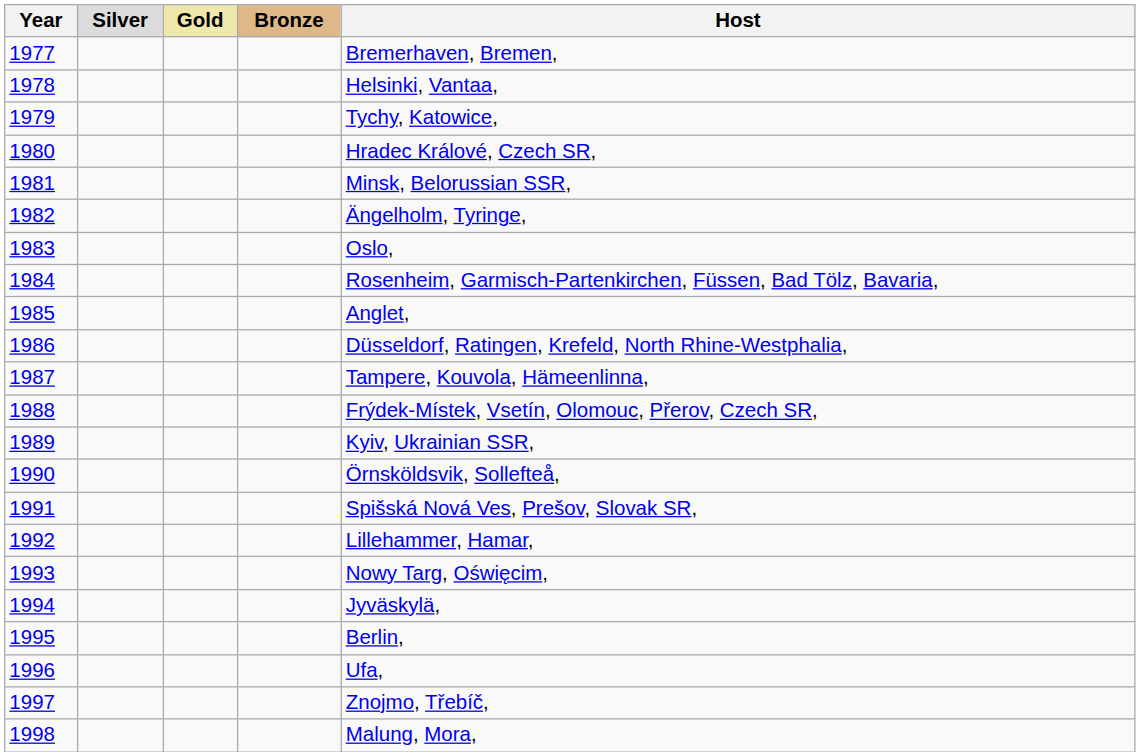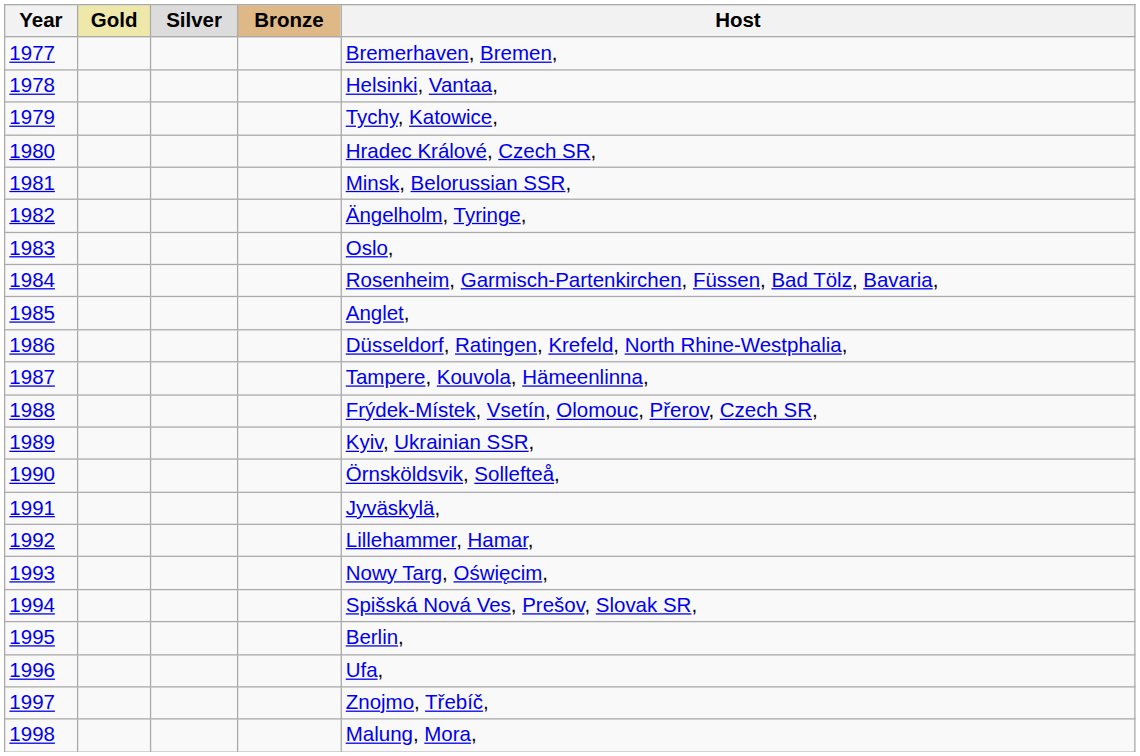columns swapped: (200, 20) <-> (120, 20)
(521, 507) Spišská Nová Ves, Prešov, Slovak SR, -> (393, 507) Jyväskylä,
(393, 605) Jyväskylä, -> (521, 605) Spišská Nová Ves, Prešov, Slovak SR,
